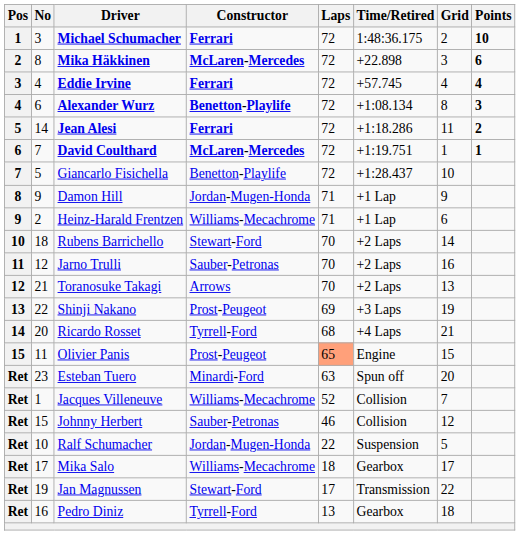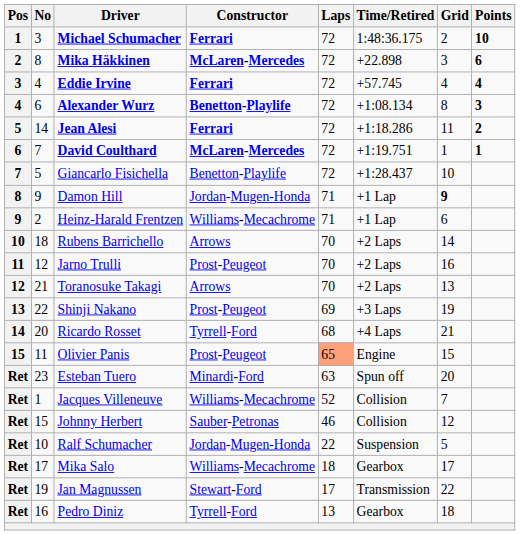(444, 196) normal -> (444, 196) bold
(226, 241) Stewart-Ford -> (210, 241) Arrows
(234, 264) Sauber-Petronas -> (228, 264) Prost-Peugeot
